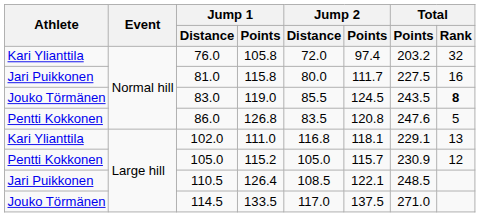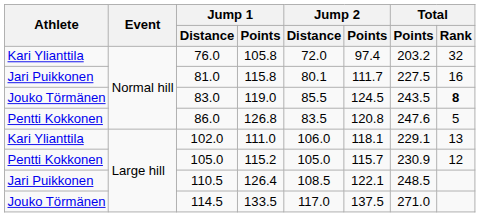(314, 77) 80.0 -> (314, 77) 80.1
(314, 139) 116.8 -> (314, 139) 106.0
